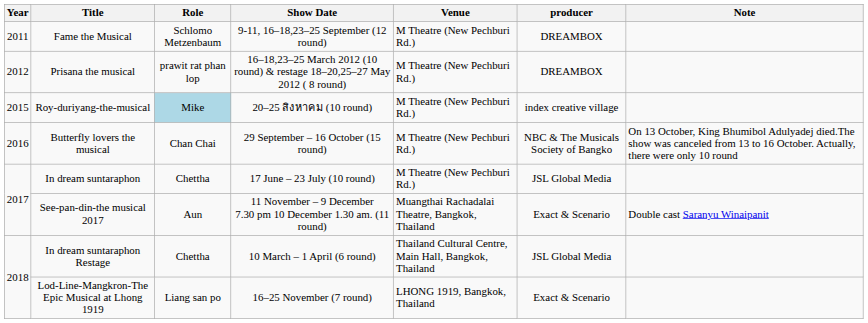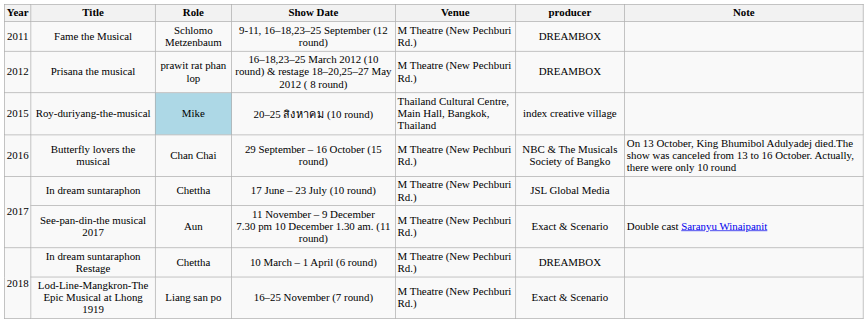(453, 107) M Theatre (New Pechburi Rd.) -> (453, 113) Thailand Cultural Centre, Main Hall, Bangkok, Thailand
(445, 214) Muangthai Rachadalai Theatre, Bangkok, Thailand -> (454, 226) M Theatre (New Pechburi Rd.)
(452, 256) Thailand Cultural Centre, Main Hall, Bangkok, Thailand -> (454, 262) M Theatre (New Pechburi Rd.)
(572, 256) JSL Global Media -> (570, 262) DREAMBOX
(451, 298) LHONG 1919, Bangkok, Thailand -> (454, 298) M Theatre (New Pechburi Rd.)
